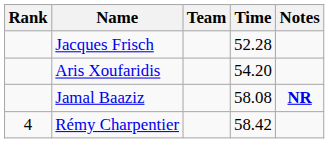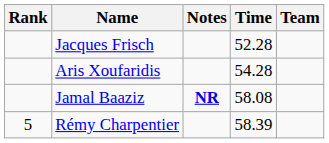columns swapped: (207, 17) <-> (300, 17)
(253, 71) 54.20 -> (254, 71) 54.28
(28, 124) 4 -> (28, 124) 5
(253, 124) 58.42 -> (254, 124) 58.39
